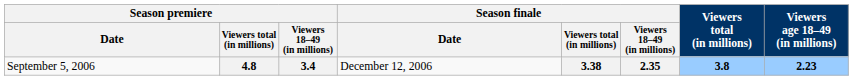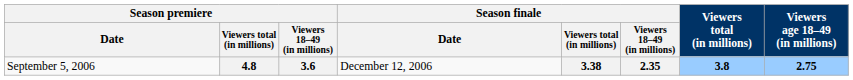(308, 66) 3.4 -> (308, 66) 3.6
(806, 66) 2.23 -> (806, 66) 2.75
